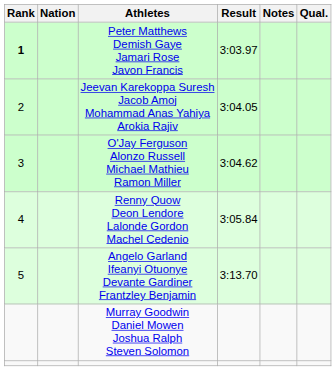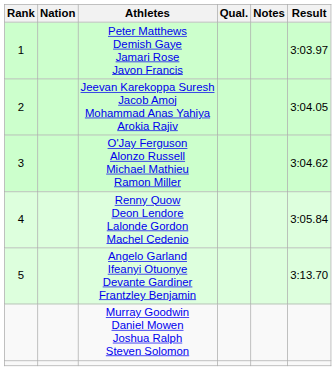columns swapped: (239, 13) <-> (314, 13)
(21, 50) bold -> (21, 50) normal
